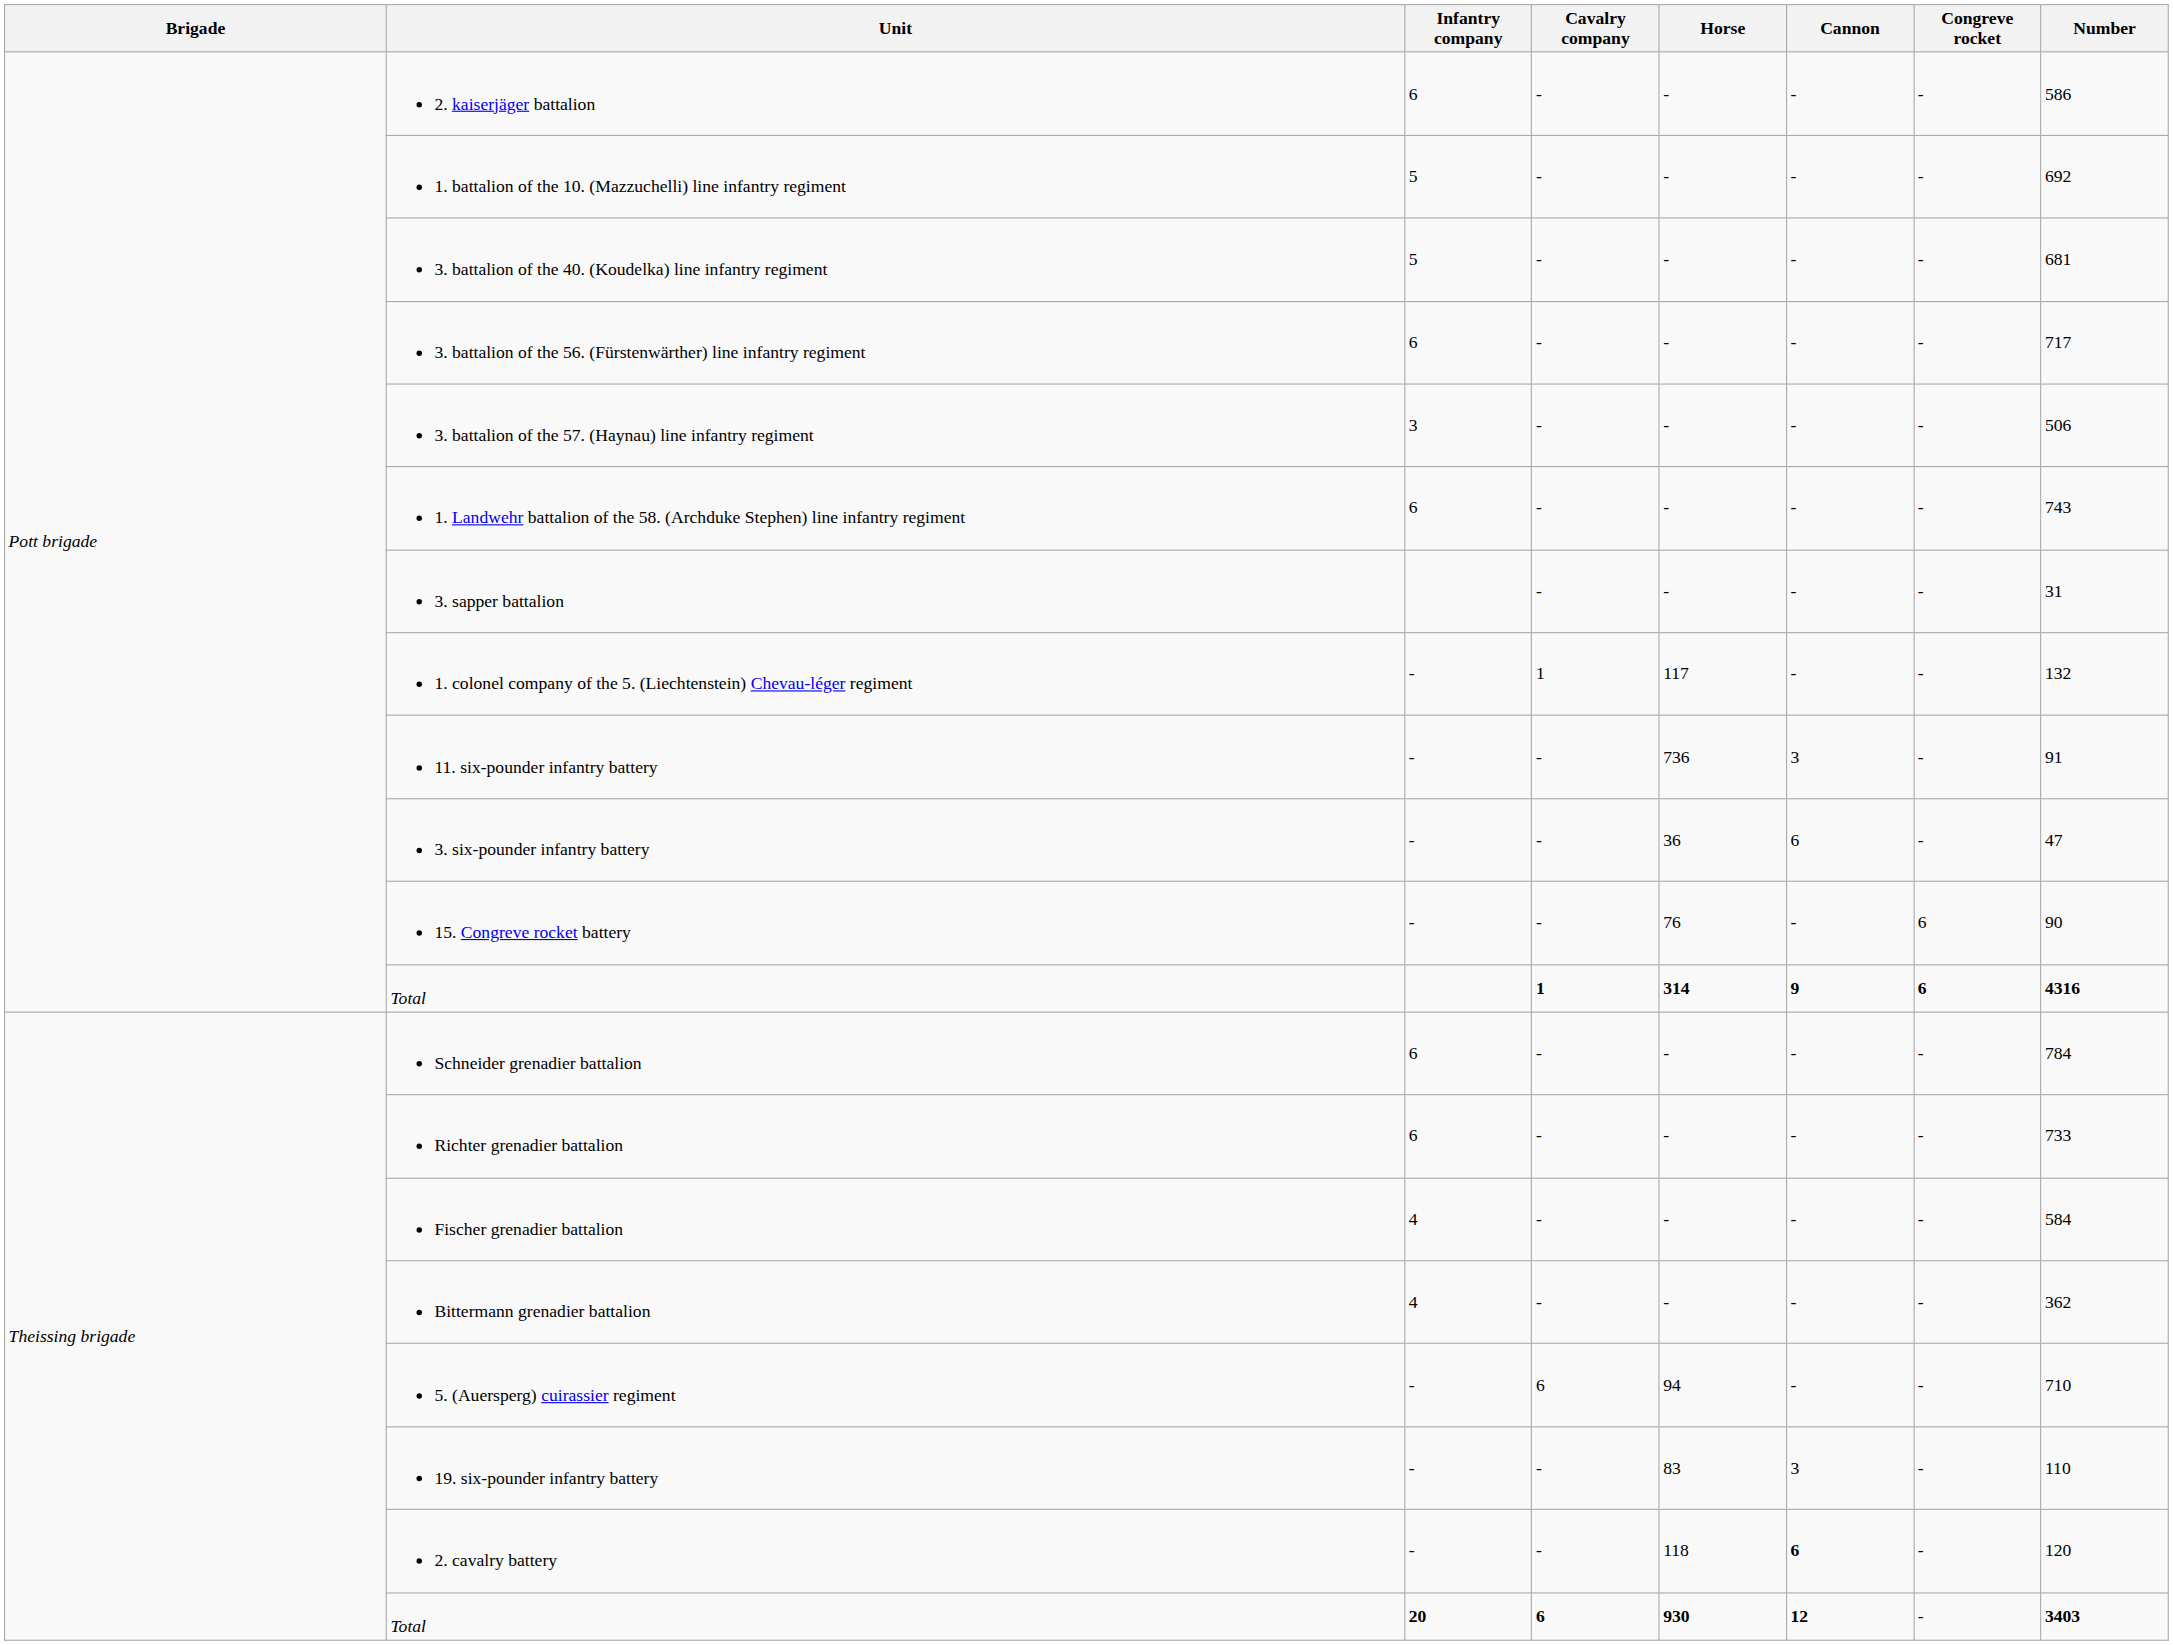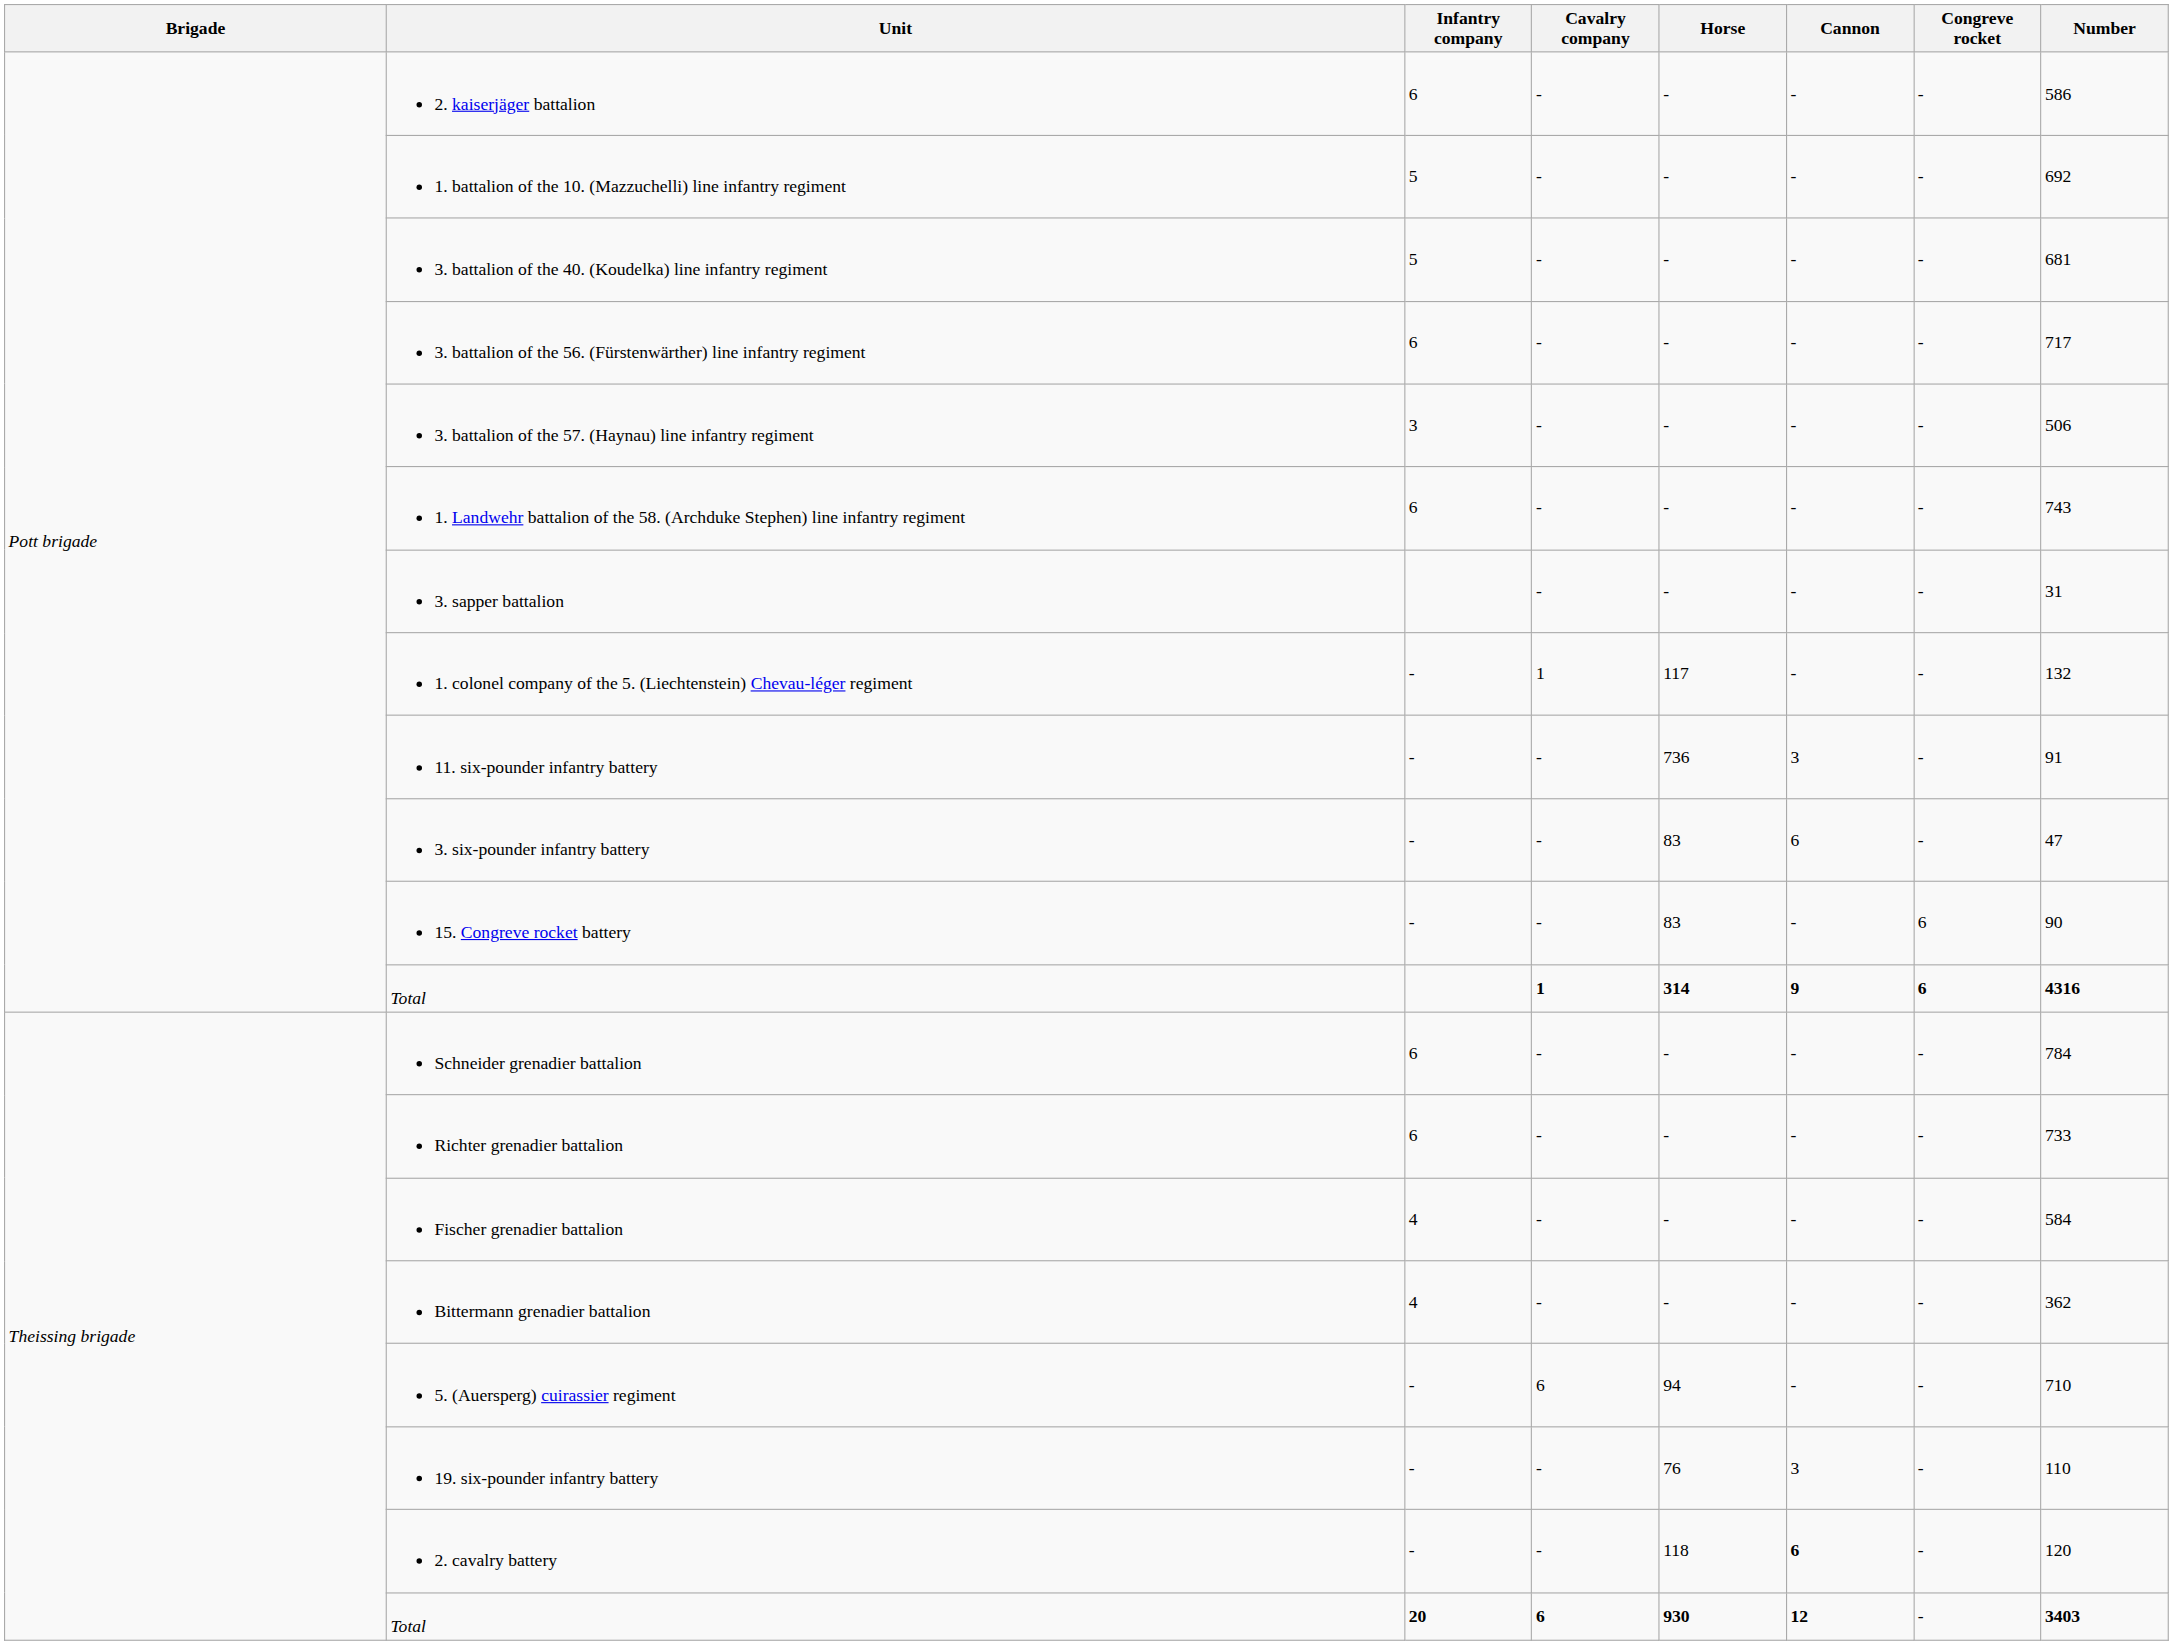(1672, 839) 36 -> (1672, 839) 83
(1672, 922) 76 -> (1672, 922) 83
(1672, 1467) 83 -> (1672, 1467) 76
